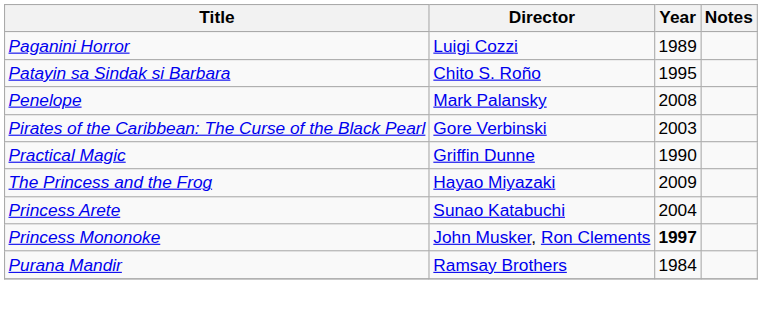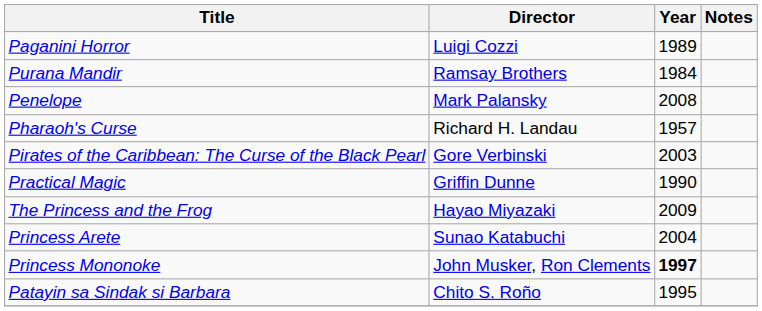rows swapped: (119, 73) <-> (65, 264)
+ row: (73, 127)
